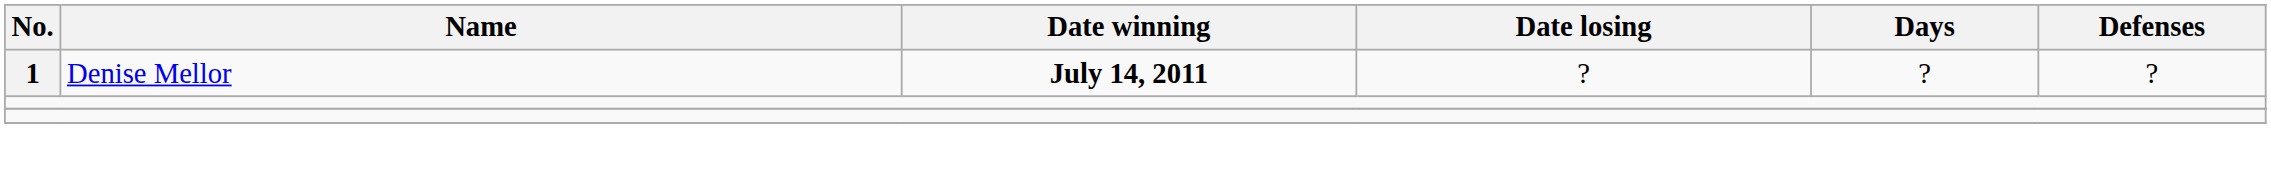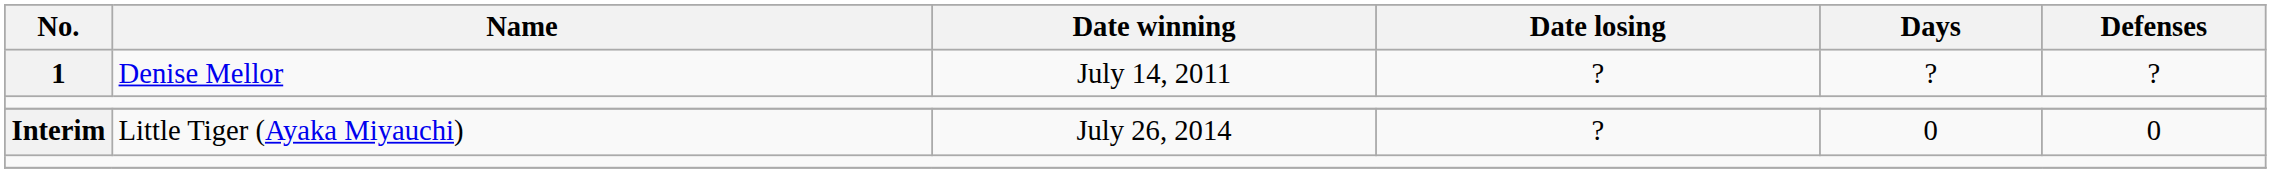(1129, 72) bold -> (1154, 72) normal
+ row: (58, 131)
